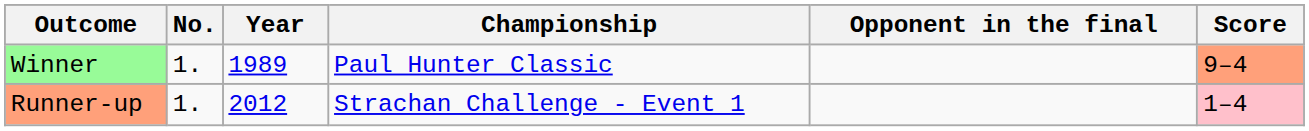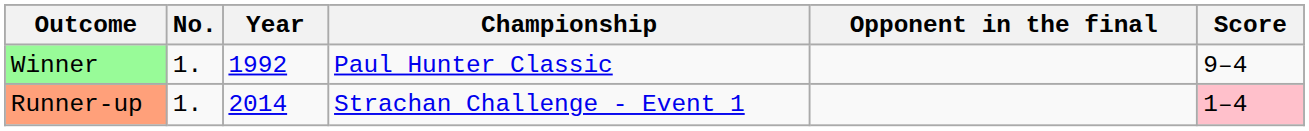(258, 65) 1989 -> (258, 65) 1992
(1225, 65) lightsalmon background -> (1225, 65) no background
(258, 105) 2012 -> (258, 105) 2014
